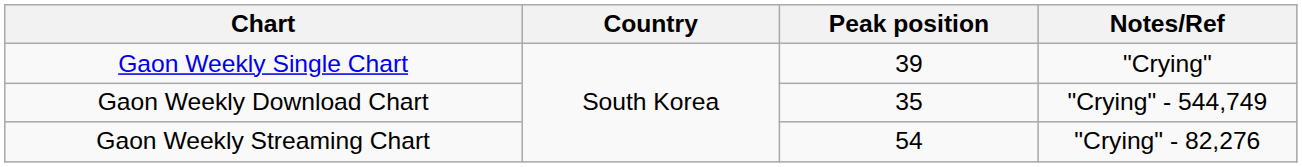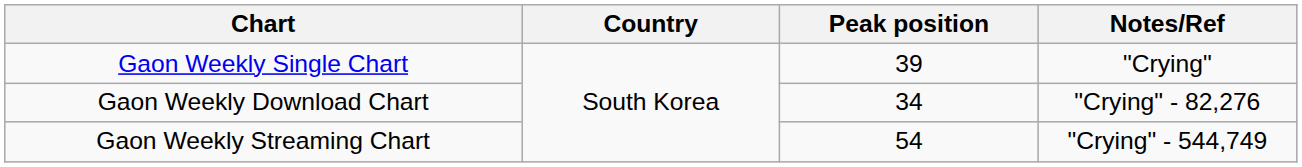(909, 102) 35 -> (909, 102) 34
(1167, 102) "Crying" - 544,749 -> (1167, 102) "Crying" - 82,276
(1167, 141) "Crying" - 82,276 -> (1167, 141) "Crying" - 544,749
